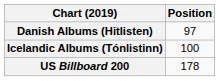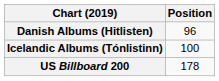(190, 31) 97 -> (190, 31) 96
